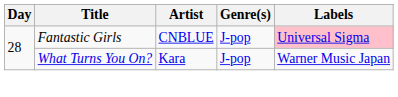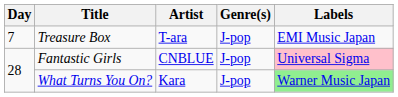+ row: (74, 37)
(334, 59) no background -> (334, 80) lightgreen background
